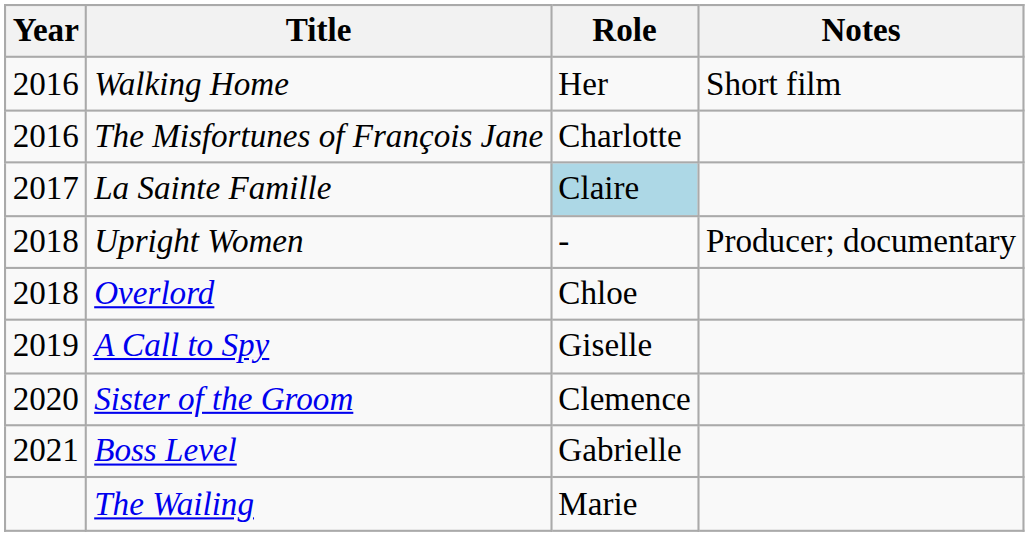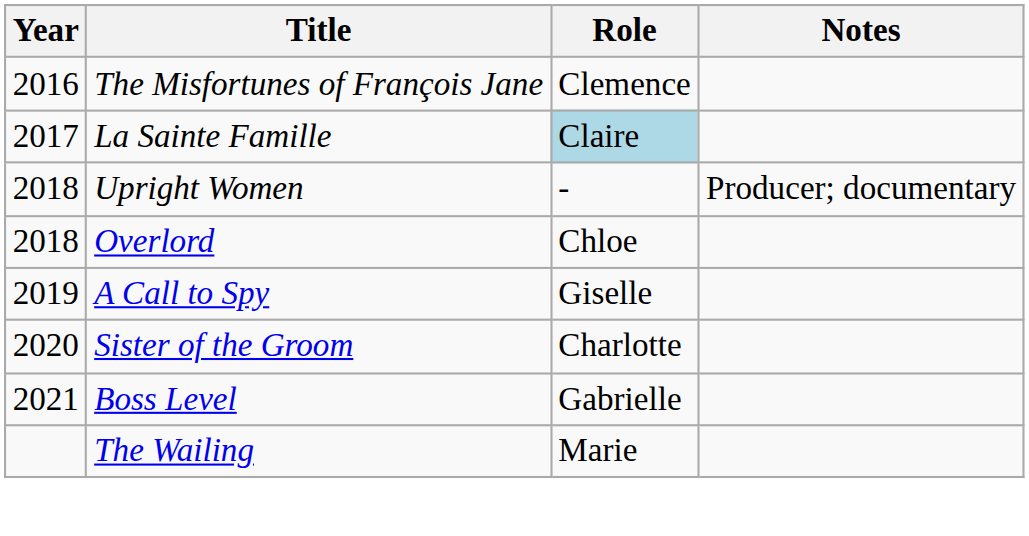- row: (192, 83)
(620, 135) Charlotte -> (625, 83) Clemence
(625, 398) Clemence -> (620, 345) Charlotte
